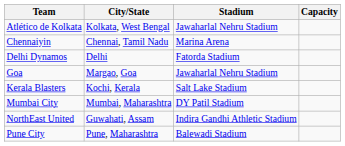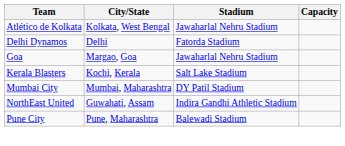- row: (29, 42)
